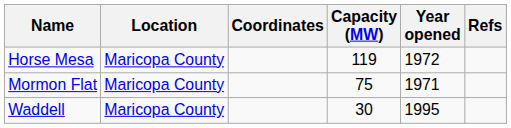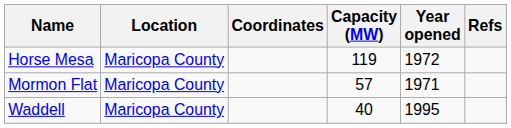(364, 85) 75 -> (364, 85) 57
(364, 110) 30 -> (364, 110) 40
